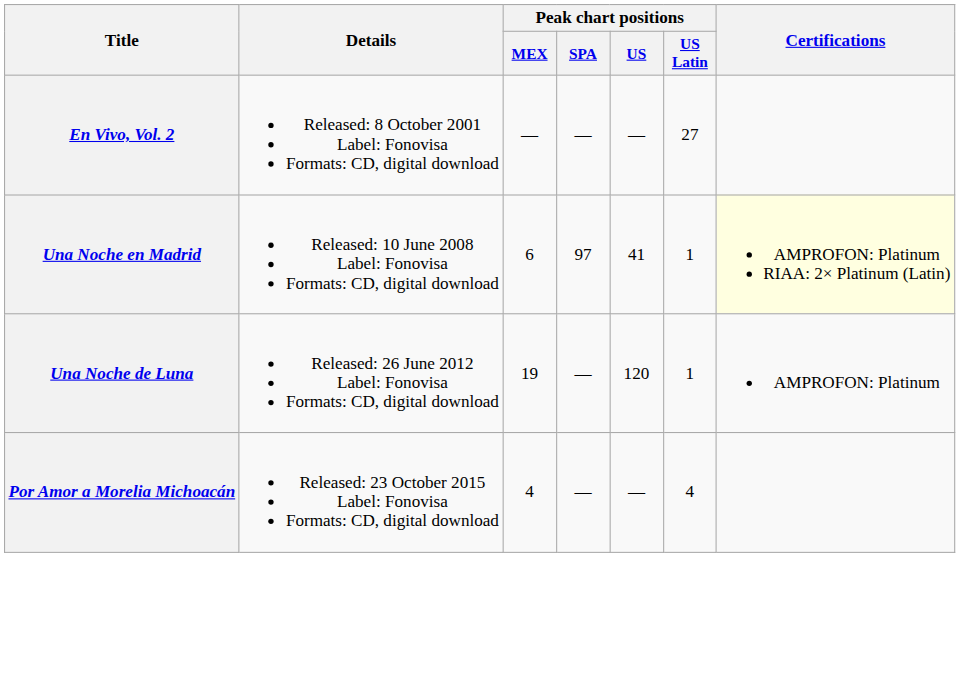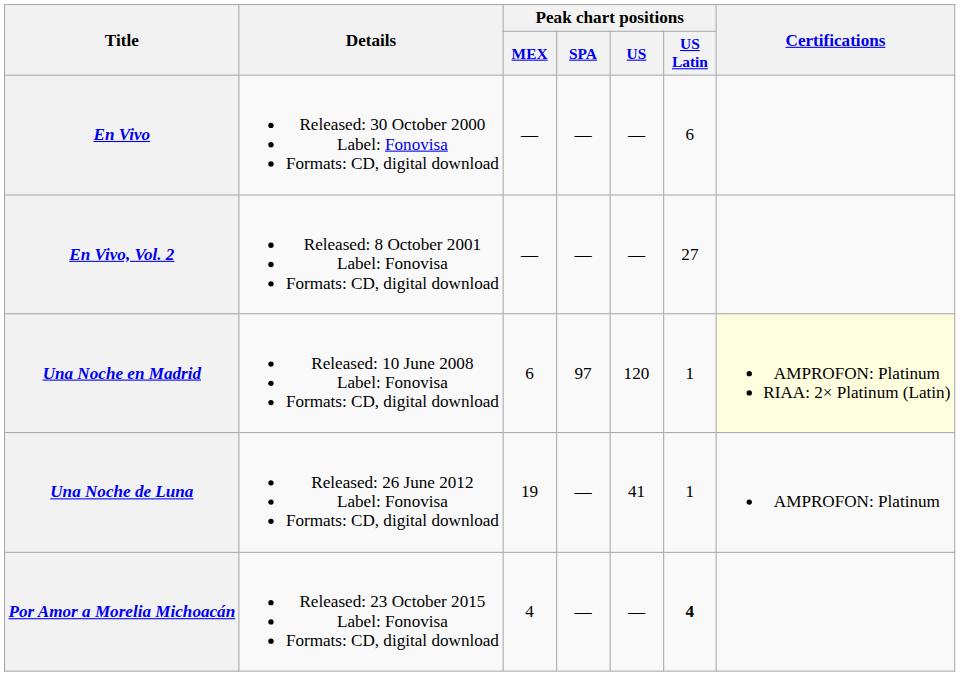+ row: (122, 134)
(636, 254) 41 -> (636, 373) 120
(636, 373) 120 -> (636, 492) 41
(690, 492) normal -> (690, 611) bold
